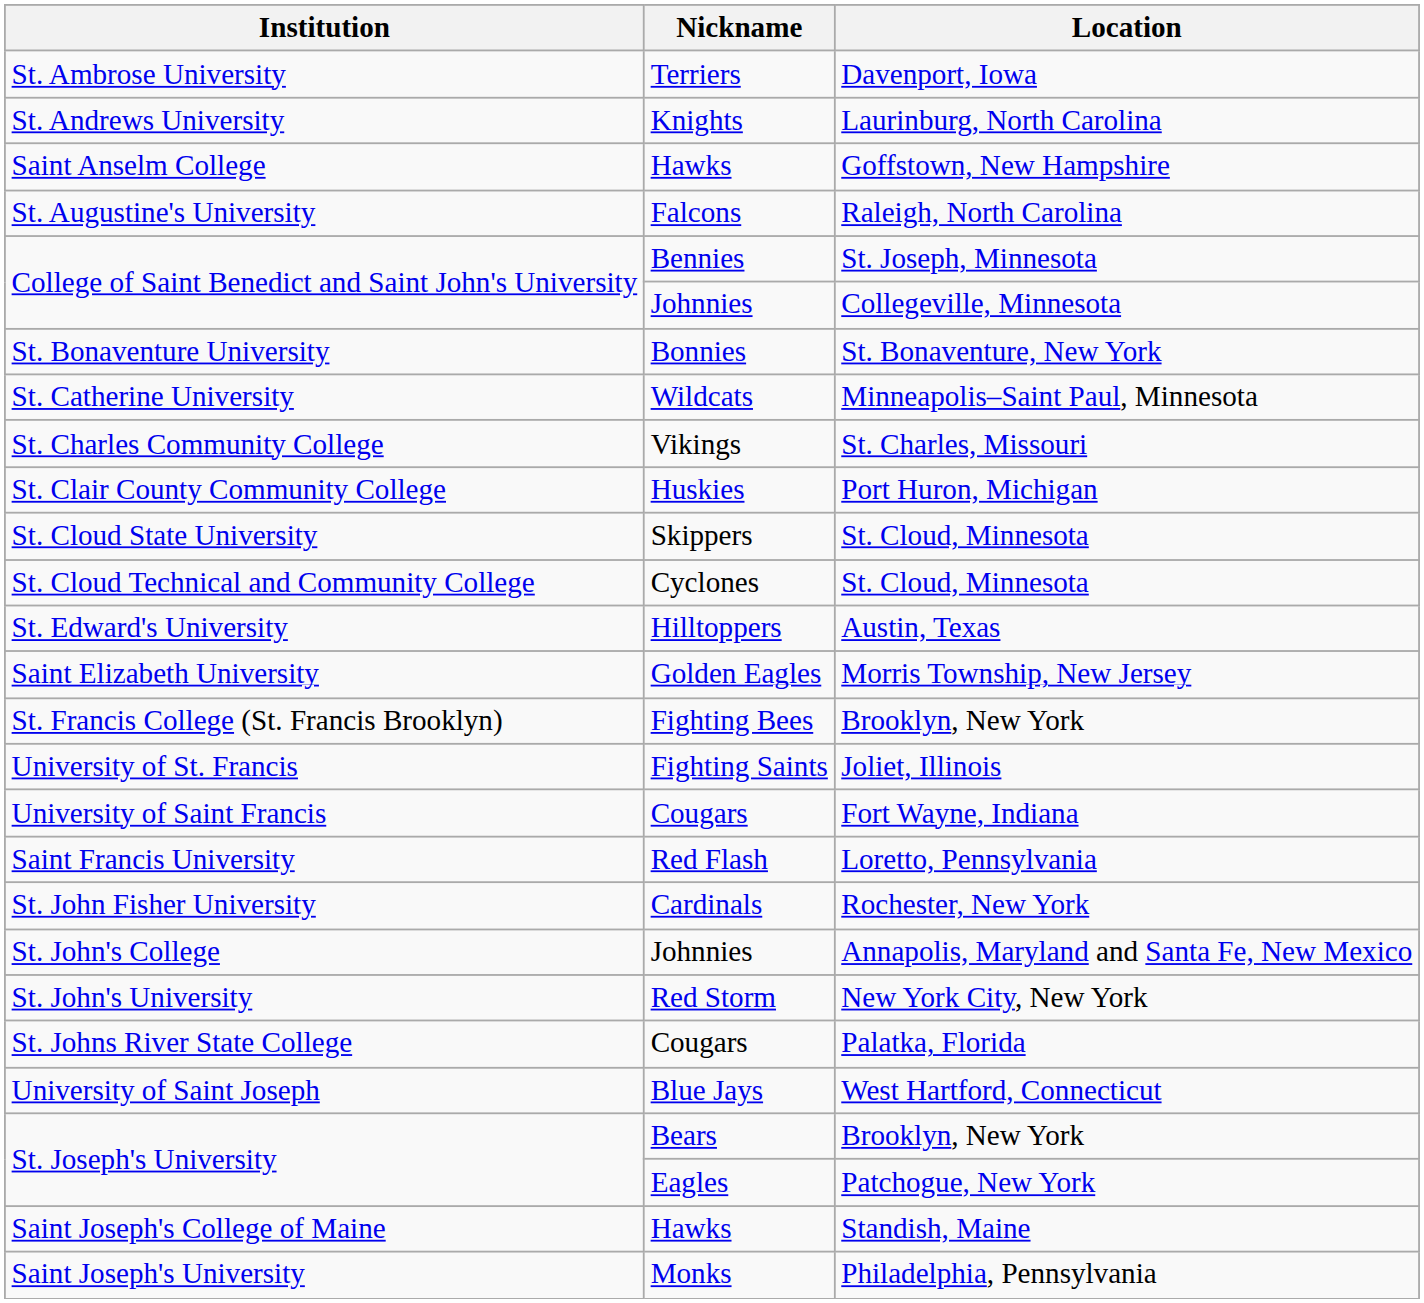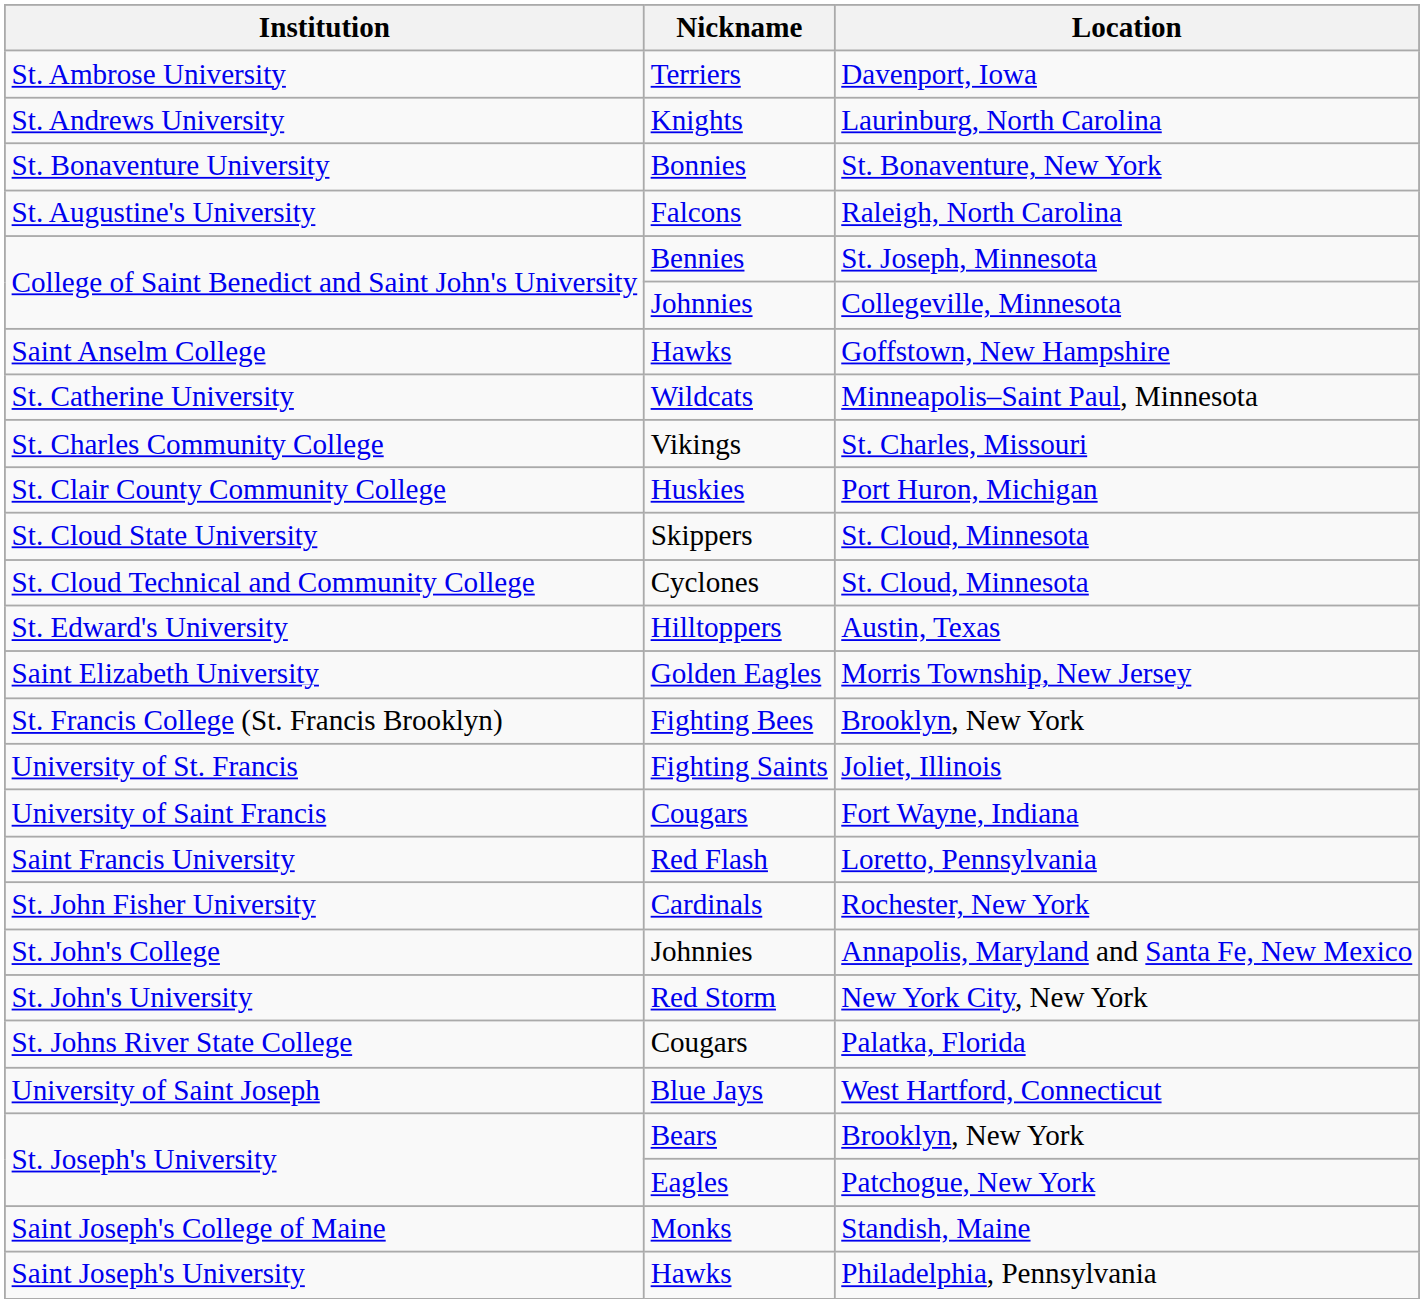rows swapped: (139, 166) <-> (171, 350)
(691, 1228) Hawks -> (691, 1228) Monks
(691, 1274) Monks -> (691, 1274) Hawks
